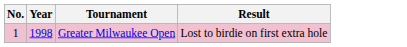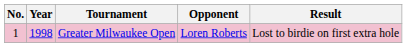+ column: (214, 14)
